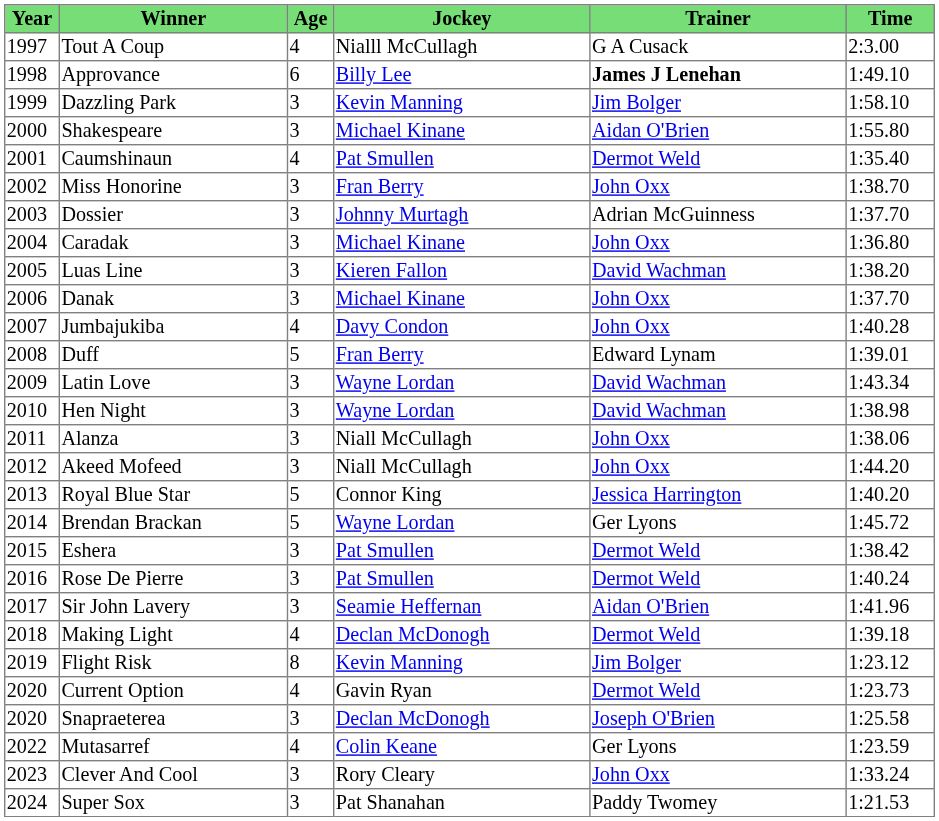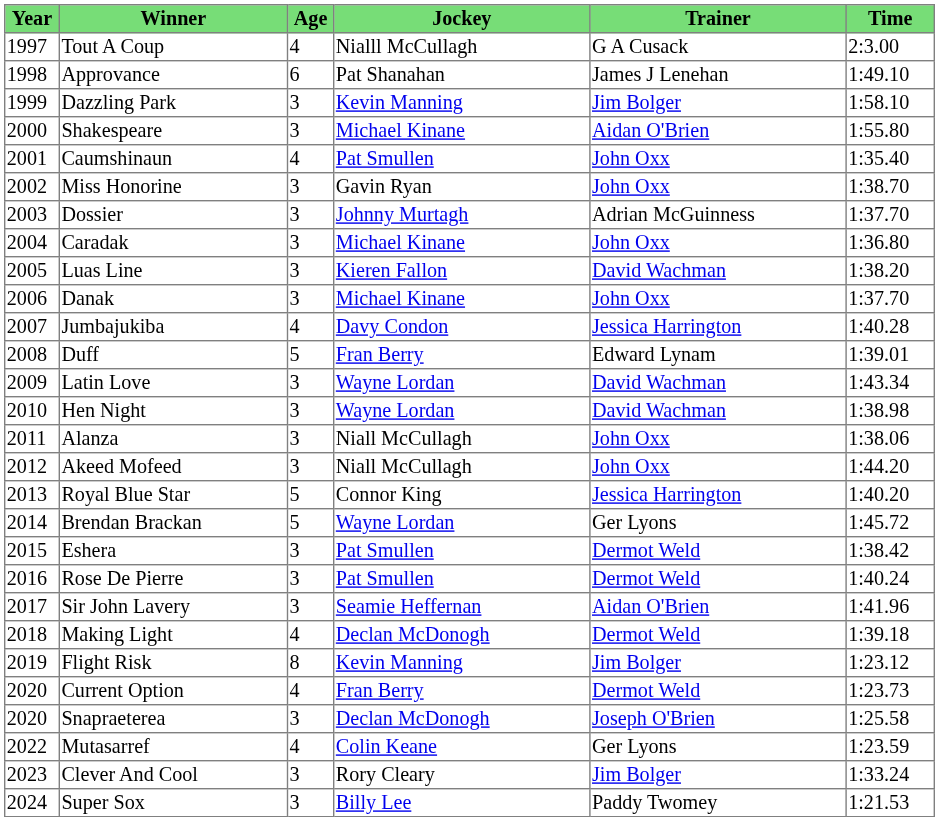(374, 74) Billy Lee -> (390, 74) Pat Shanahan
(666, 74) bold -> (660, 74) normal
(646, 158) Dermot Weld -> (631, 158) John Oxx
(380, 186) Fran Berry -> (384, 186) Gavin Ryan
(631, 326) John Oxx -> (667, 326) Jessica Harrington
(384, 690) Gavin Ryan -> (380, 690) Fran Berry
(631, 774) John Oxx -> (636, 774) Jim Bolger
(390, 802) Pat Shanahan -> (374, 802) Billy Lee
